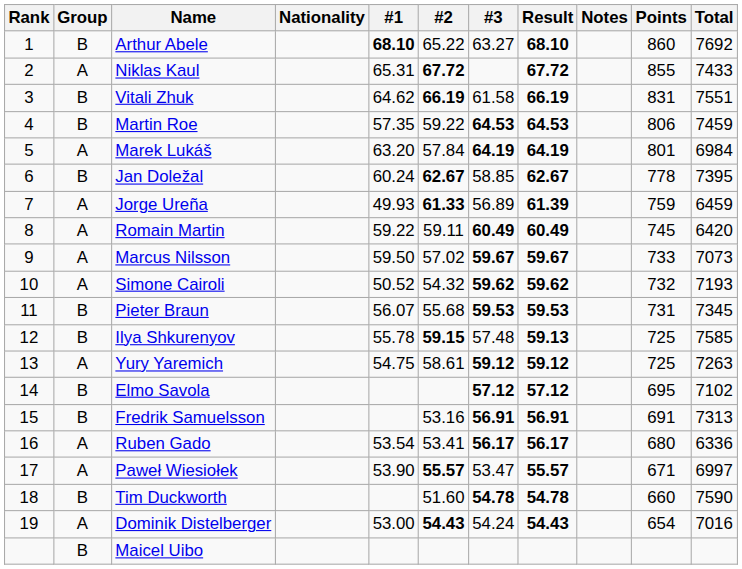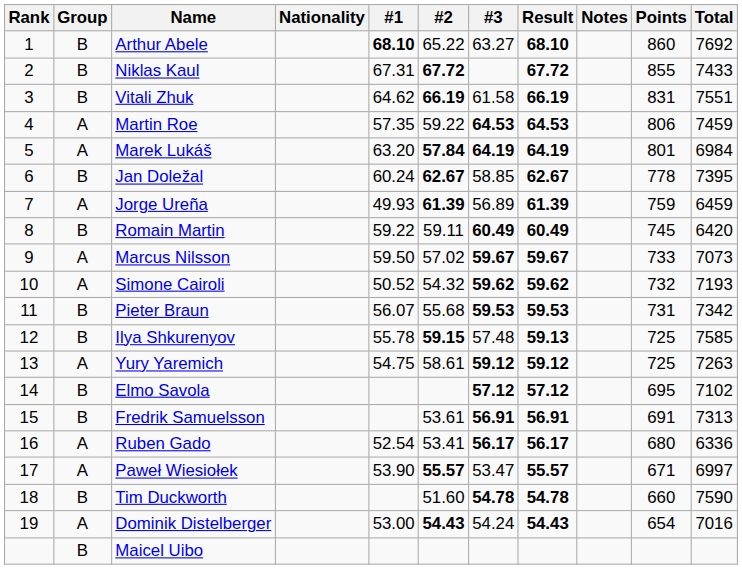(82, 71) A -> (82, 71) B
(394, 71) 65.31 -> (394, 71) 67.31
(82, 124) B -> (82, 124) A
(443, 151) normal -> (443, 151) bold
(443, 204) 61.33 -> (443, 204) 61.39
(82, 230) A -> (82, 230) B
(714, 310) 7345 -> (714, 310) 7342
(443, 417) 53.16 -> (443, 417) 53.61
(394, 444) 53.54 -> (394, 444) 52.54
